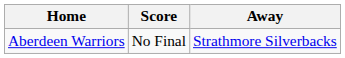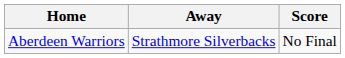columns swapped: (159, 16) <-> (265, 16)
